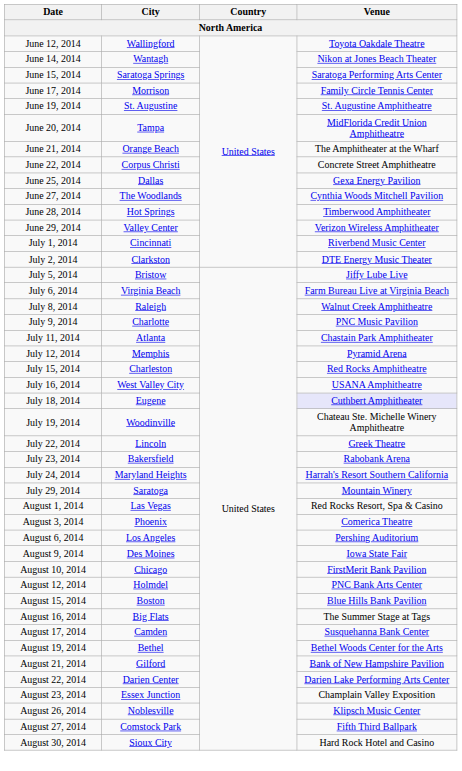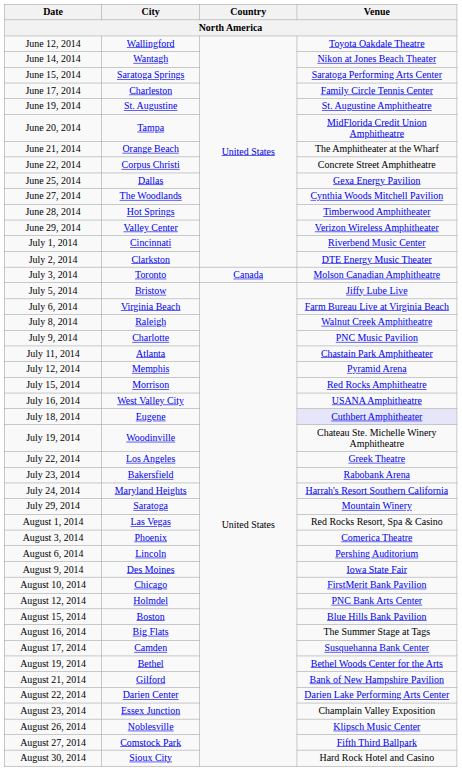(151, 91) Morrison -> (151, 91) Charleston
+ row: (53, 275)
(151, 369) Charleston -> (151, 385) Morrison
(151, 443) Lincoln -> (151, 459) Los Angeles
(151, 538) Los Angeles -> (151, 553) Lincoln
